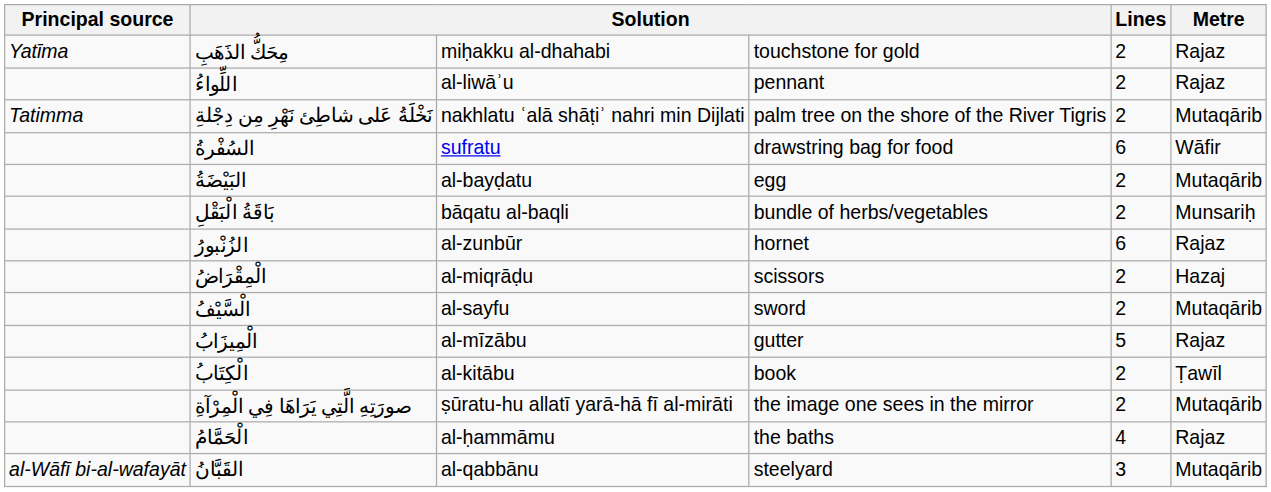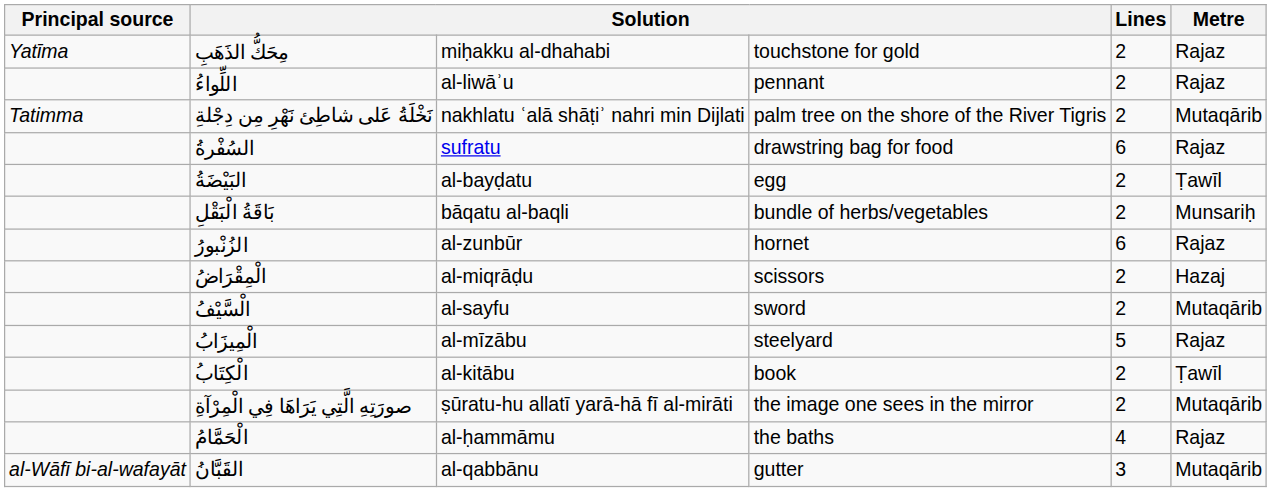(1198, 148) Wāfir -> (1200, 148) Rajaz
(1219, 180) Mutaqārib -> (1199, 180) Ṭawīl
(779, 341) gutter -> (793, 341) steelyard
(793, 469) steelyard -> (779, 469) gutter
